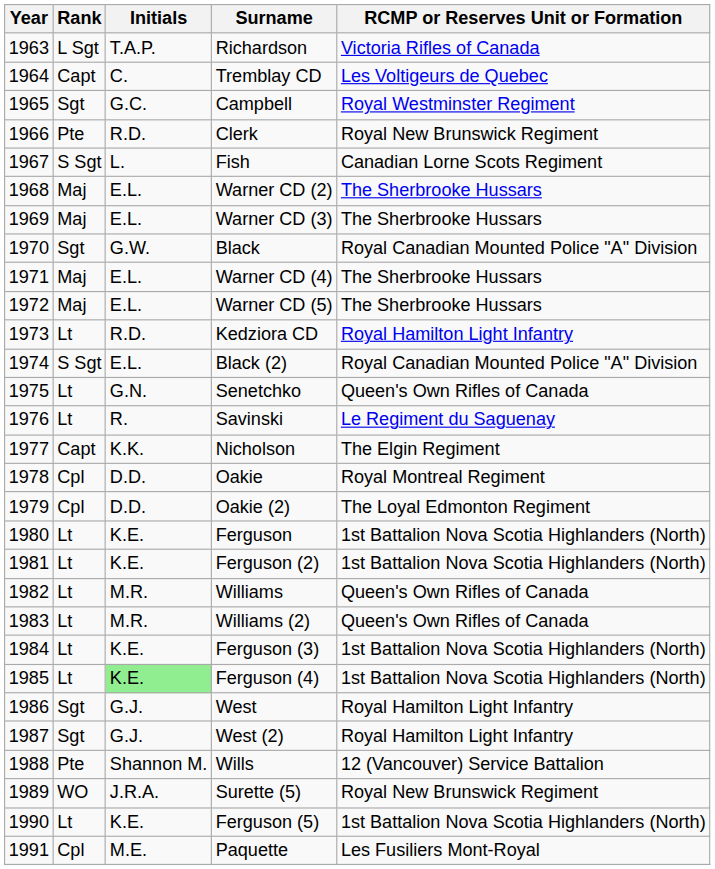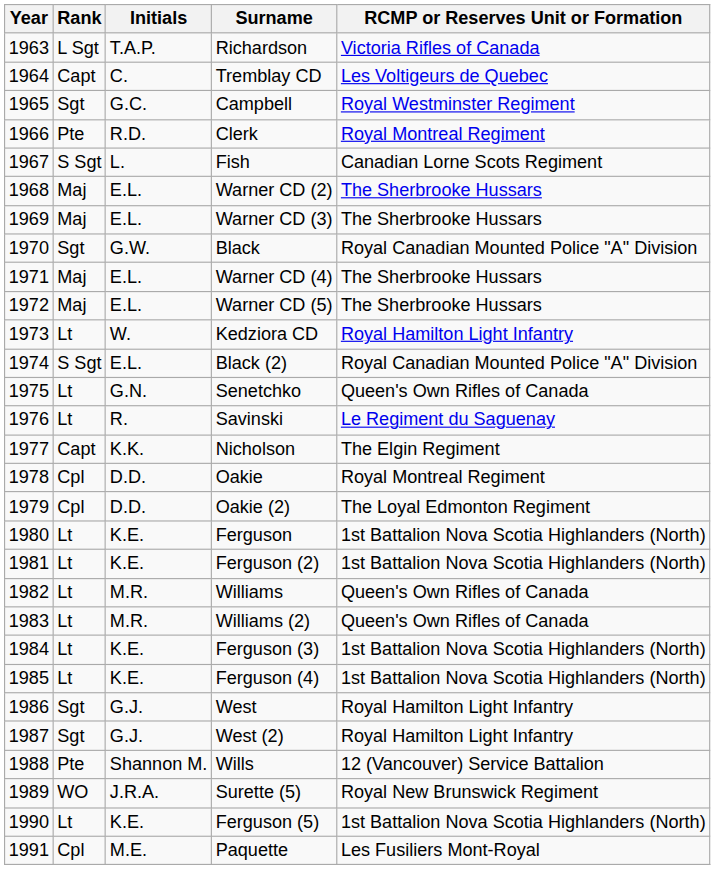(469, 133) Royal New Brunswick Regiment -> (443, 133) Royal Montreal Regiment
(128, 334) R.D. -> (120, 334) W.
(127, 678) lightgreen background -> (127, 678) no background
